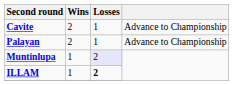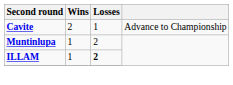- row: (23, 42)
(96, 57) lavender background -> (96, 42) no background
